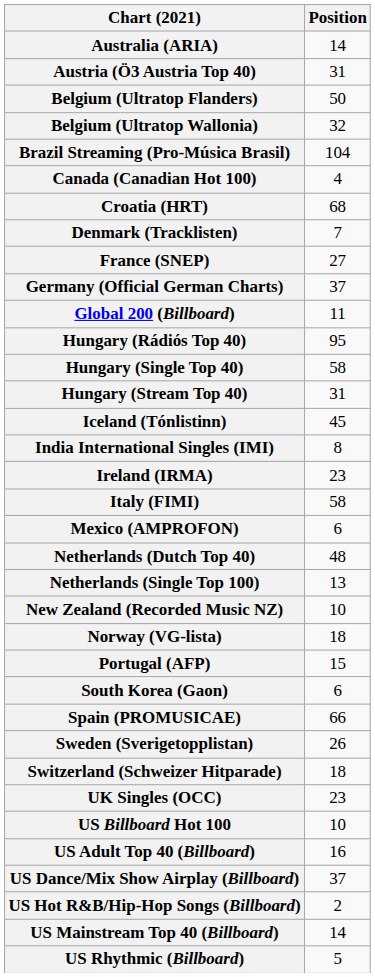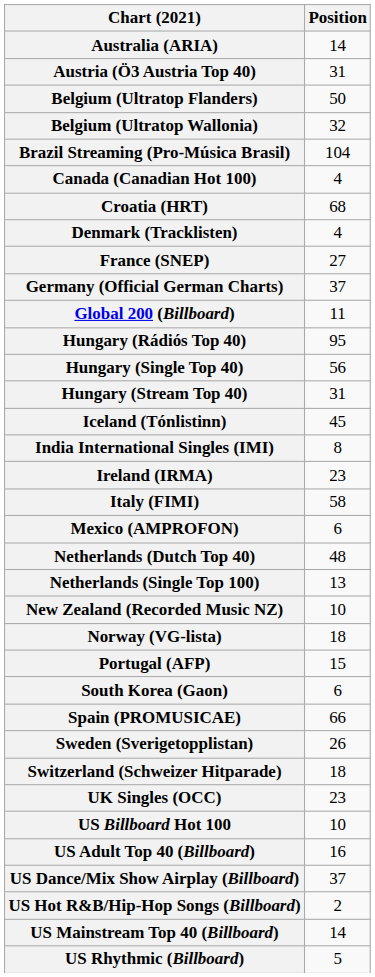(338, 233) 7 -> (338, 233) 4
(338, 367) 58 -> (338, 367) 56
